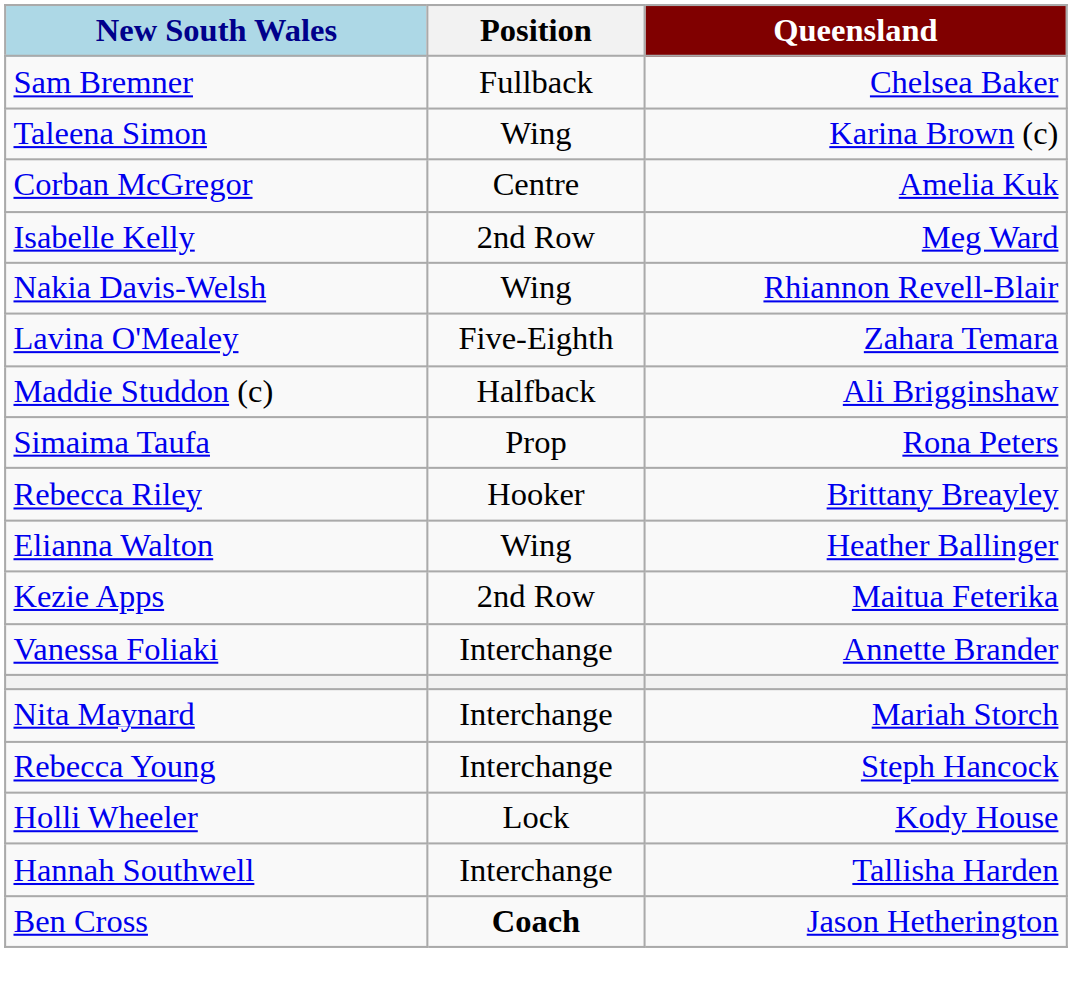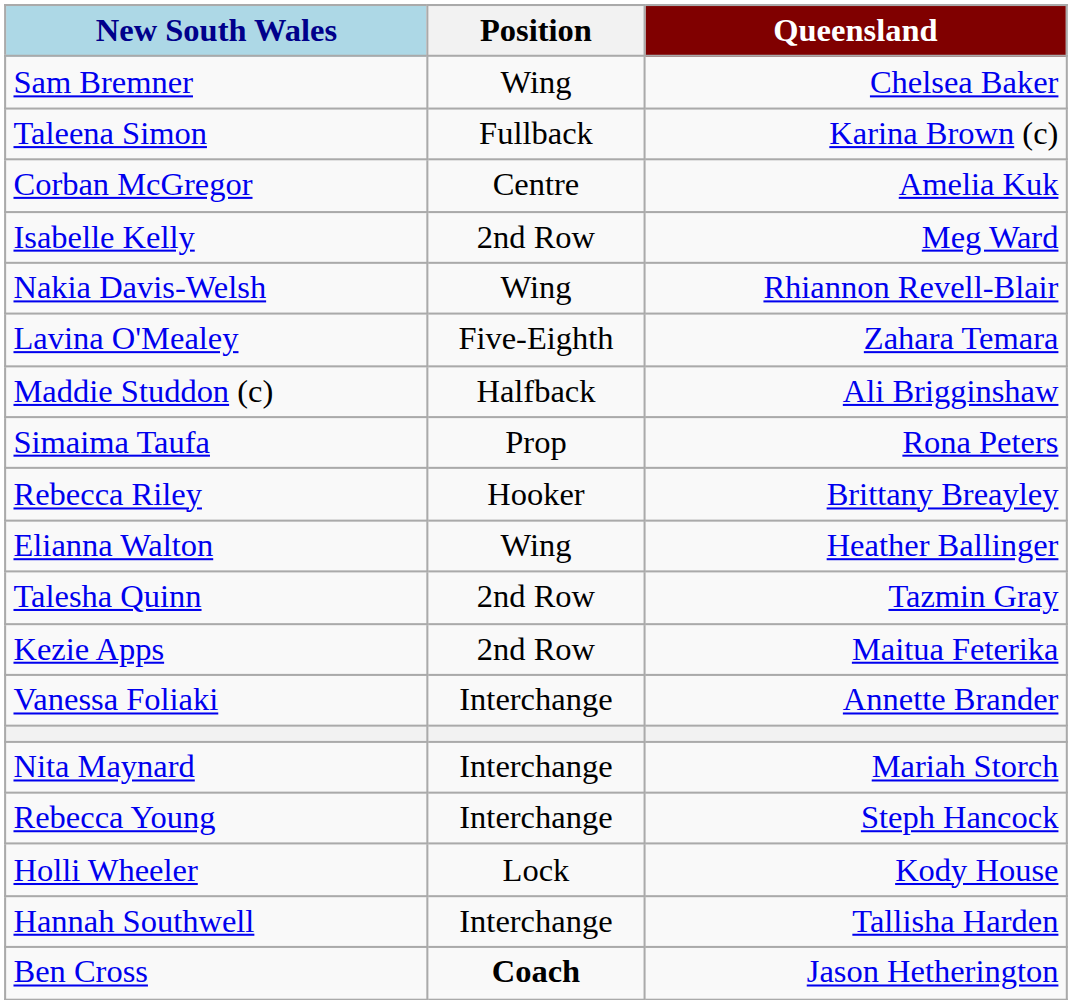(536, 81) Fullback -> (536, 81) Wing
(536, 133) Wing -> (536, 133) Fullback
+ row: (108, 596)
